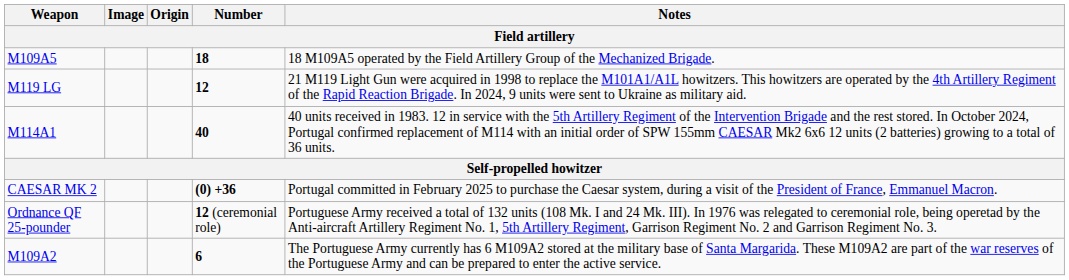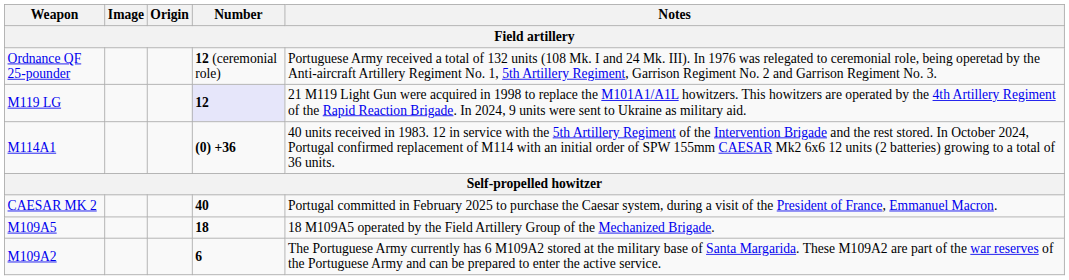rows swapped: (44, 219) <-> (32, 58)
(202, 87) no background -> (202, 102) lavender background
(202, 132) 40 -> (215, 147) (0) +36
(215, 190) (0) +36 -> (202, 205) 40
